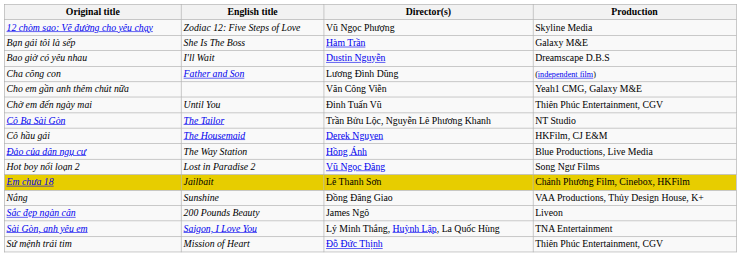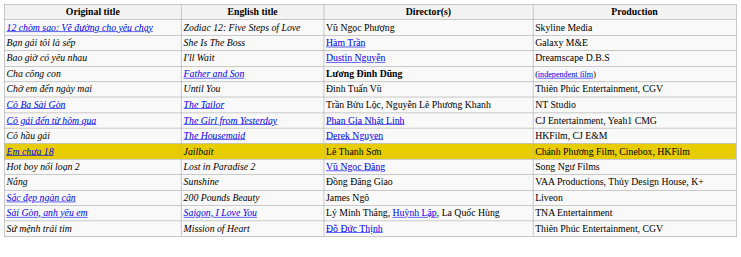(362, 74) normal -> (364, 74) bold
- row: (68, 89)
+ row: (51, 120)
- row: (46, 151)
rows swapped: (30, 182) <-> (43, 167)
